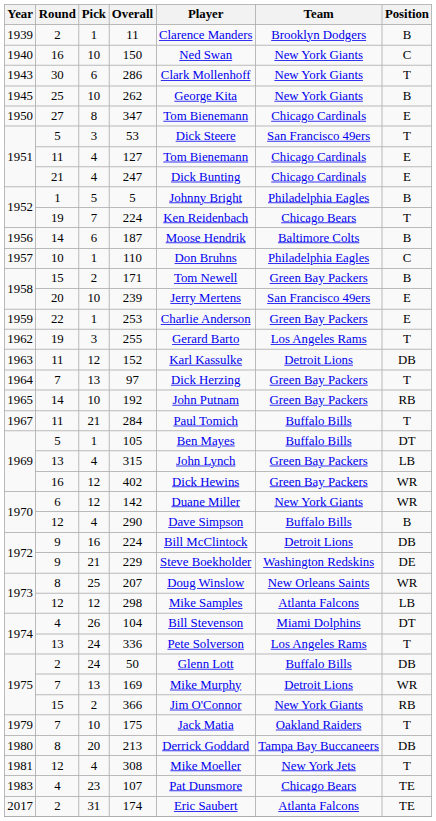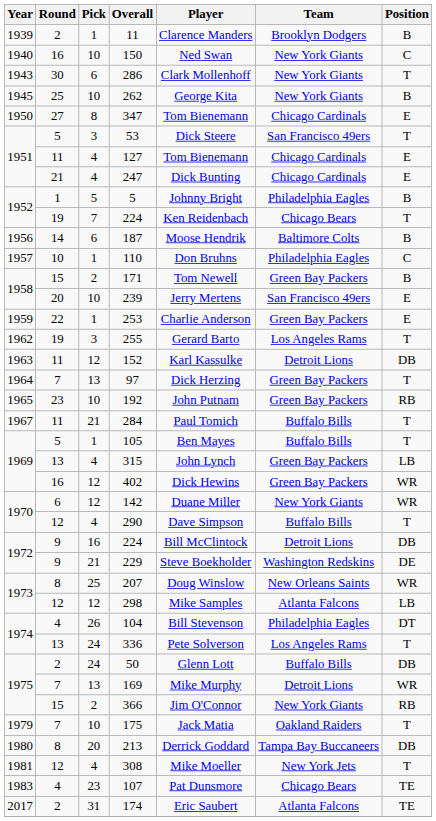(57, 400) 14 -> (57, 400) 23
(407, 440) DT -> (407, 440) T
(407, 522) B -> (407, 522) T
(319, 623) Miami Dolphins -> (319, 623) Philadelphia Eagles
